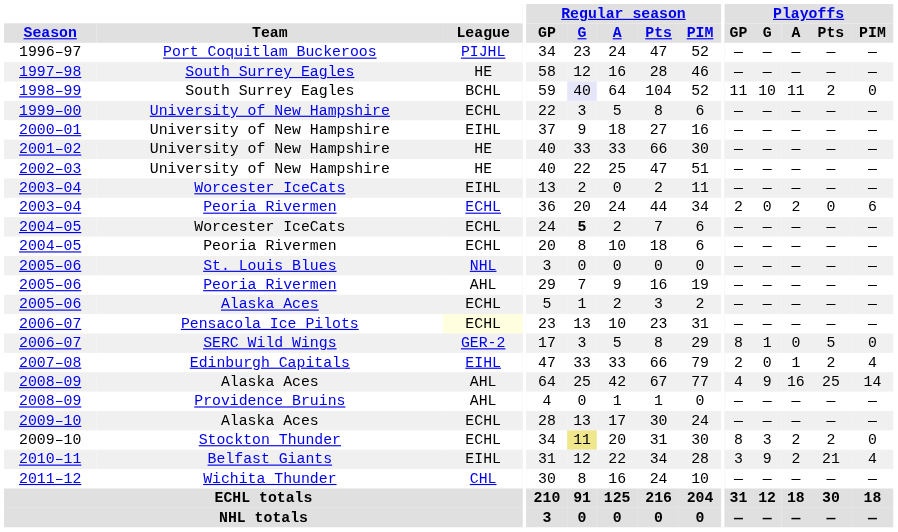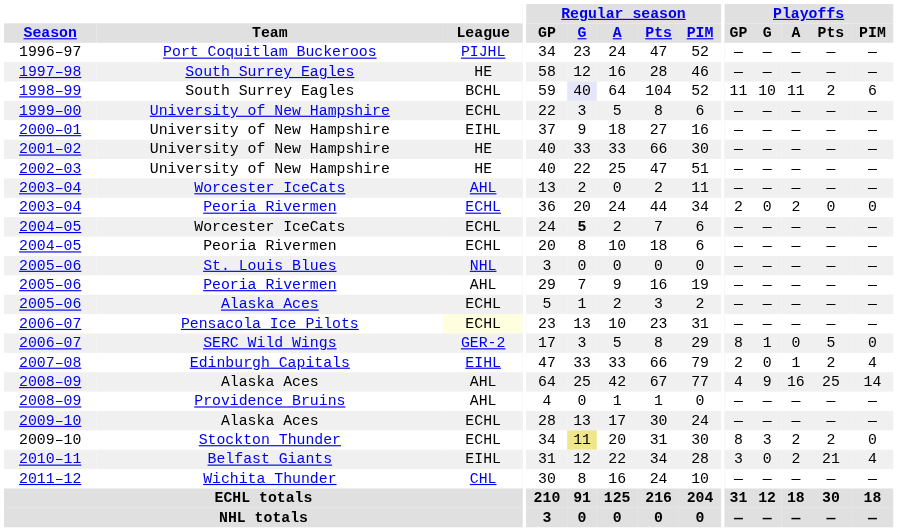(872, 91) 0 -> (872, 91) 6
(483, 188) EIHL -> (483, 188) AHL
(872, 207) 6 -> (872, 207) 0
(767, 459) 9 -> (767, 459) 0
